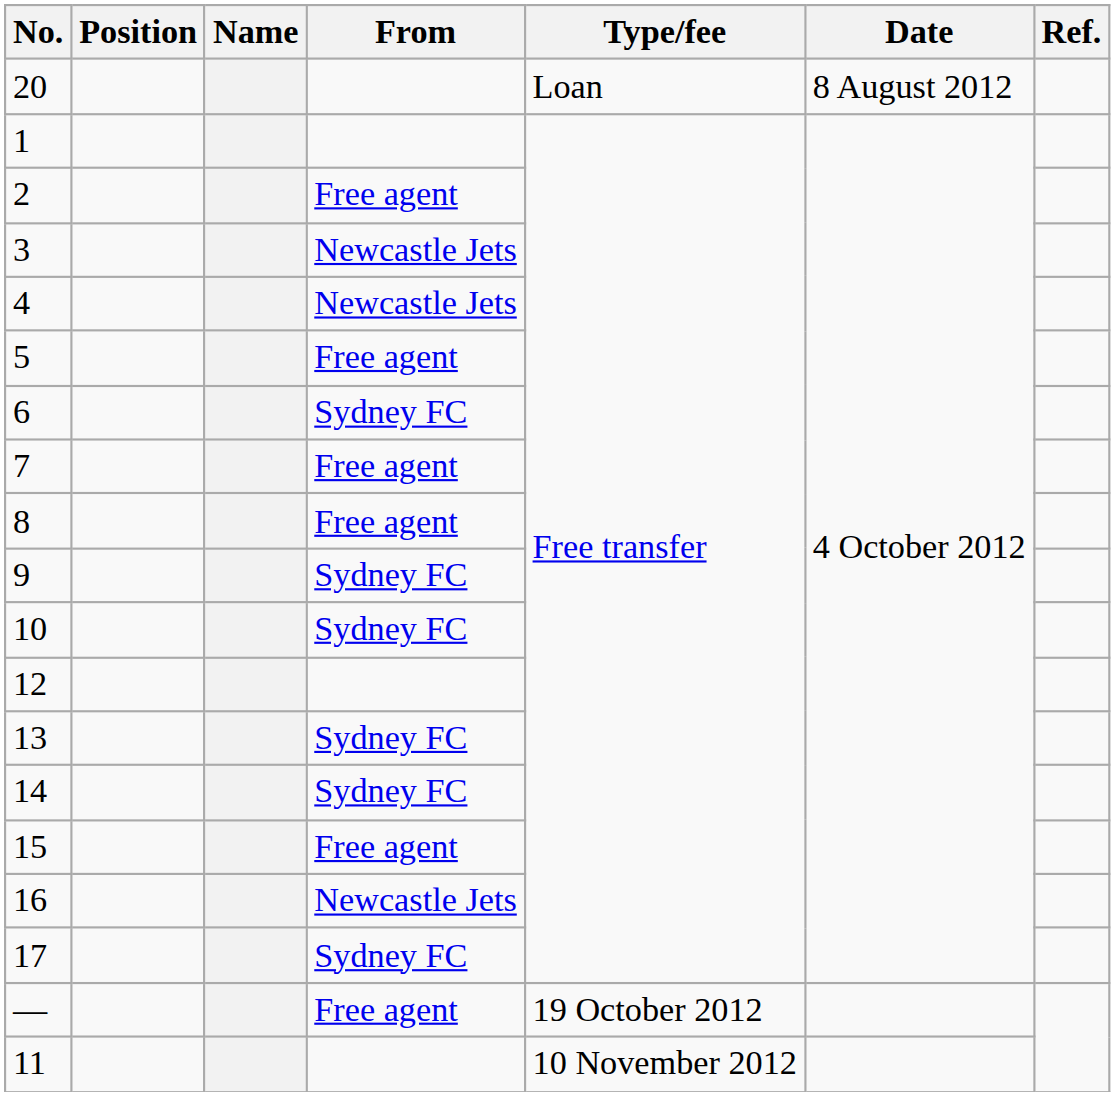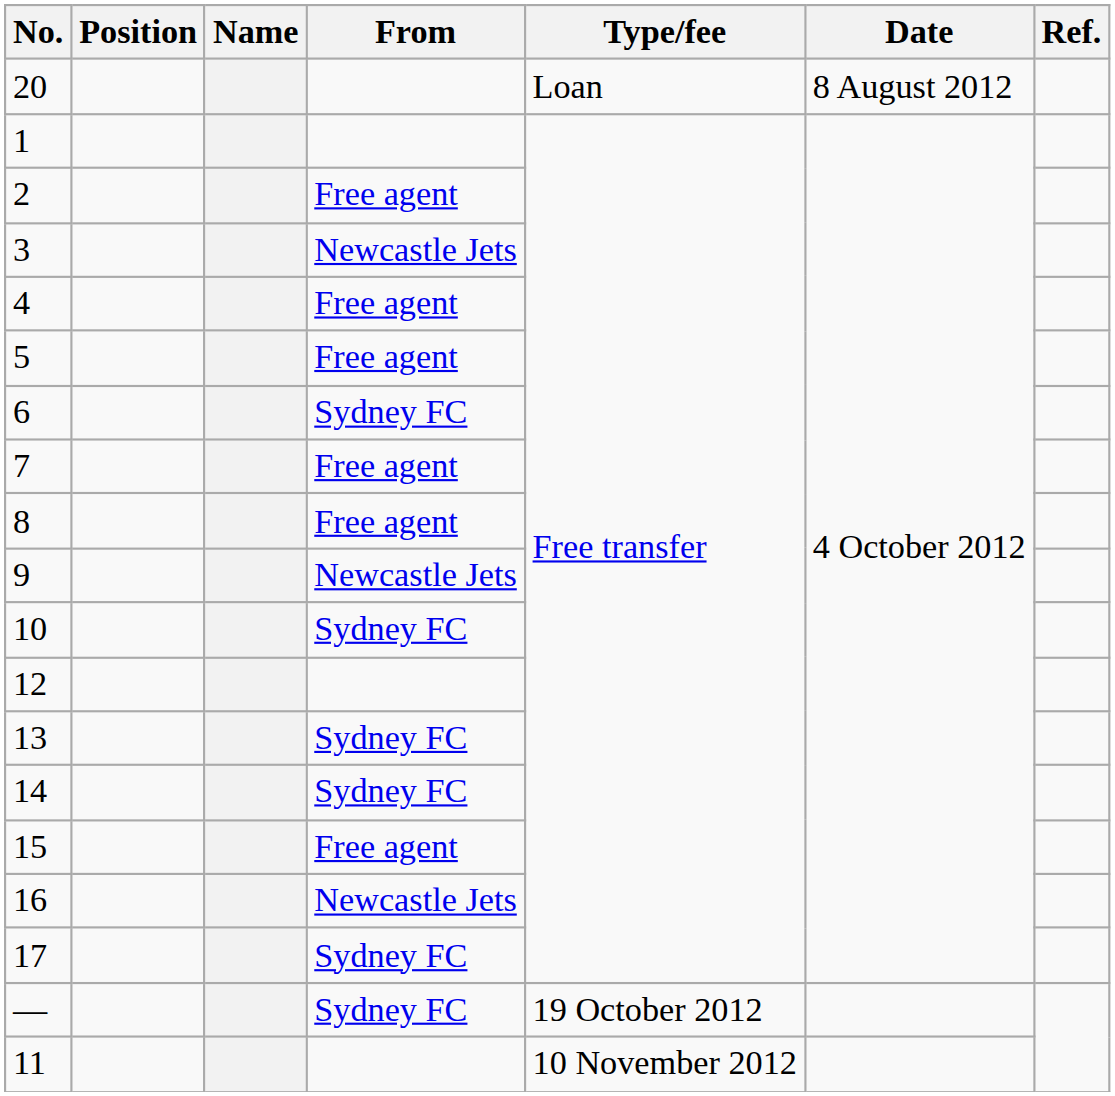(416, 303) Newcastle Jets -> (386, 303) Free agent
(391, 574) Sydney FC -> (416, 574) Newcastle Jets
(386, 1009) Free agent -> (391, 1009) Sydney FC
